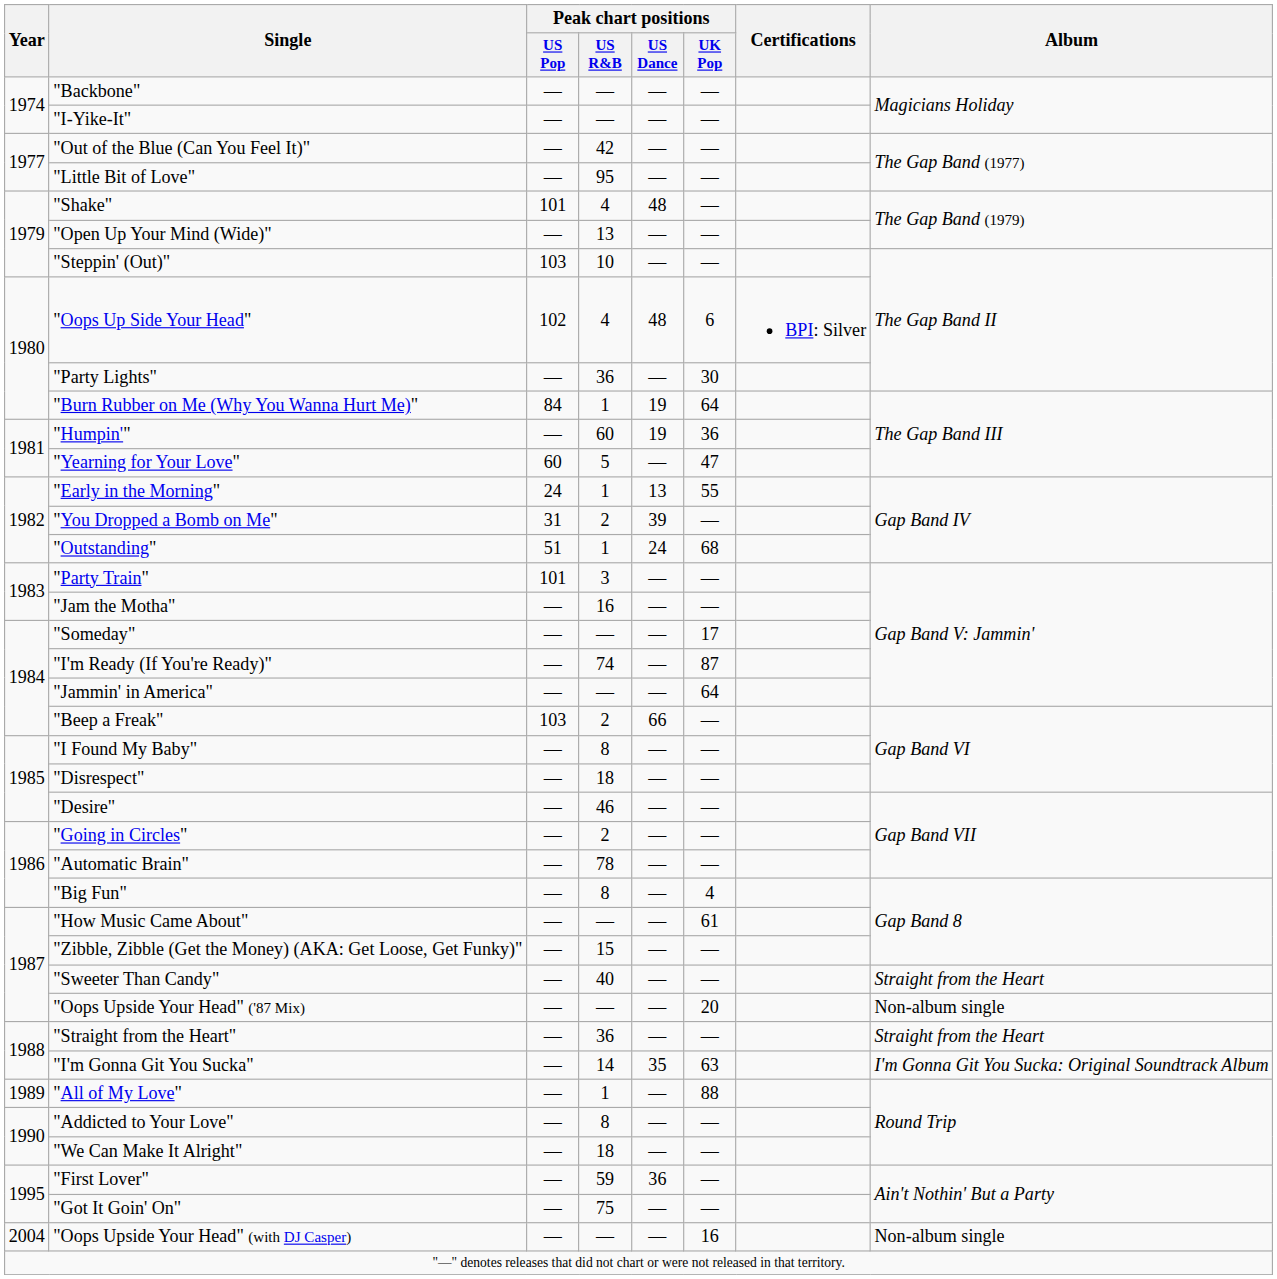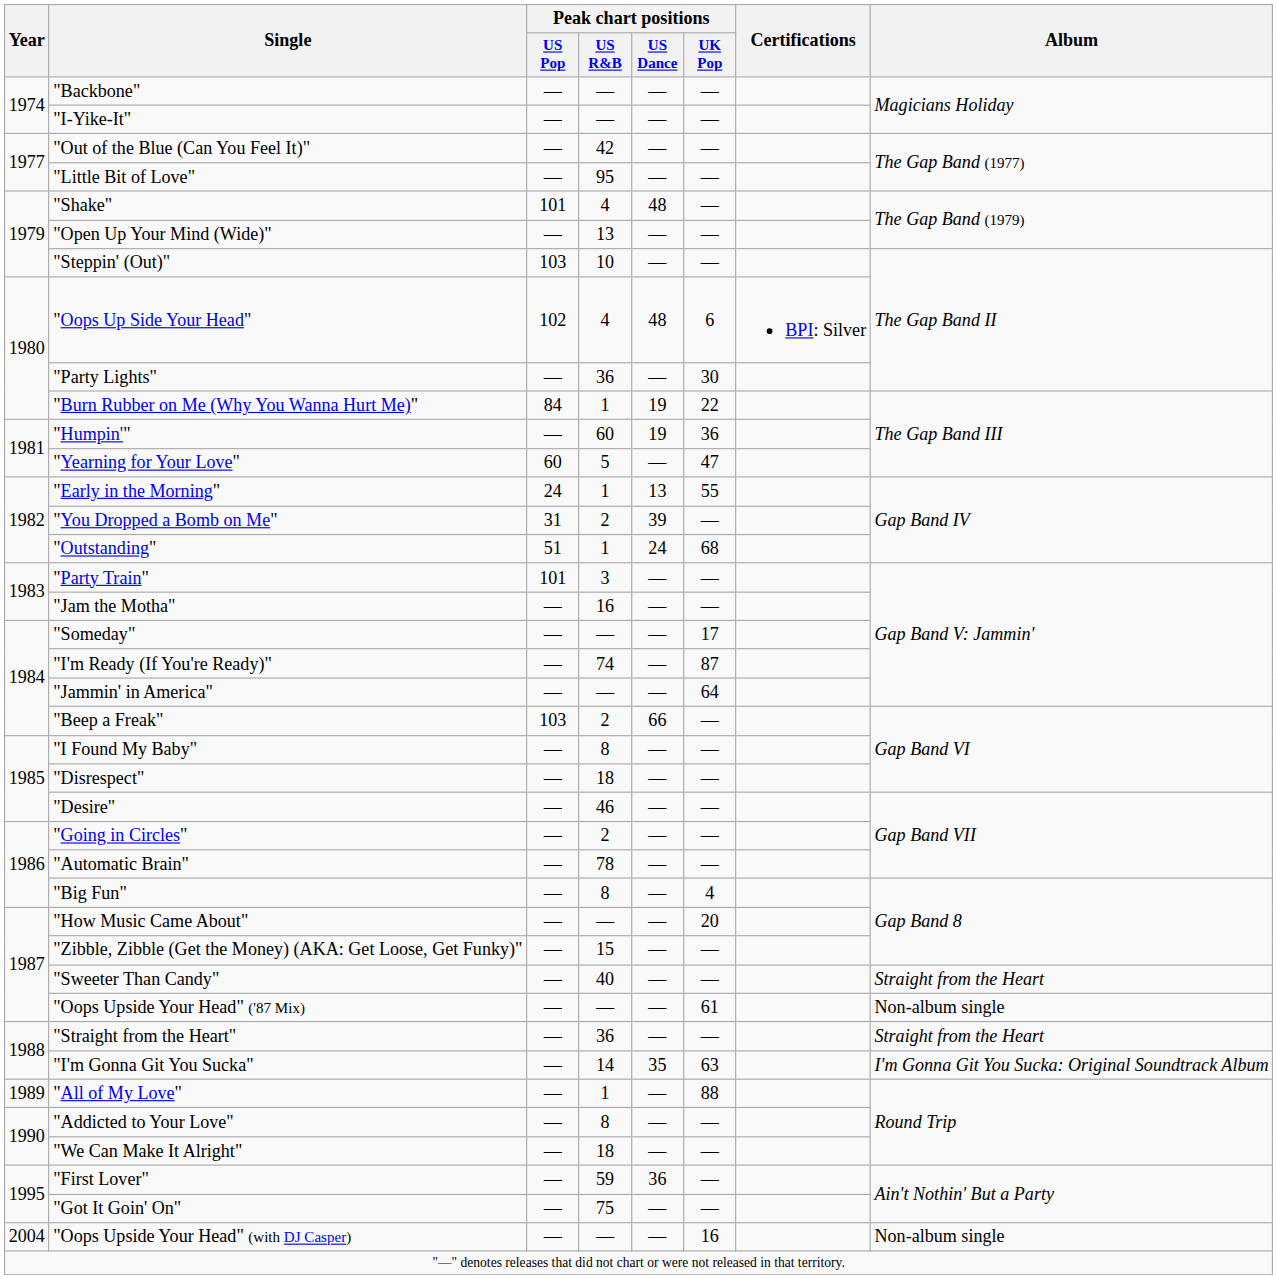(710, 405) 64 -> (710, 405) 22
(710, 921) 61 -> (710, 921) 20
(710, 1007) 20 -> (710, 1007) 61
